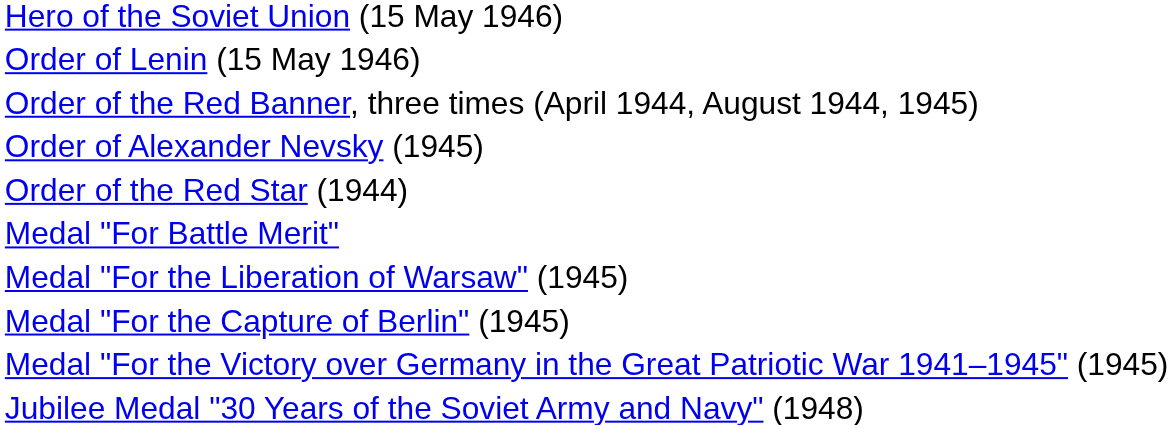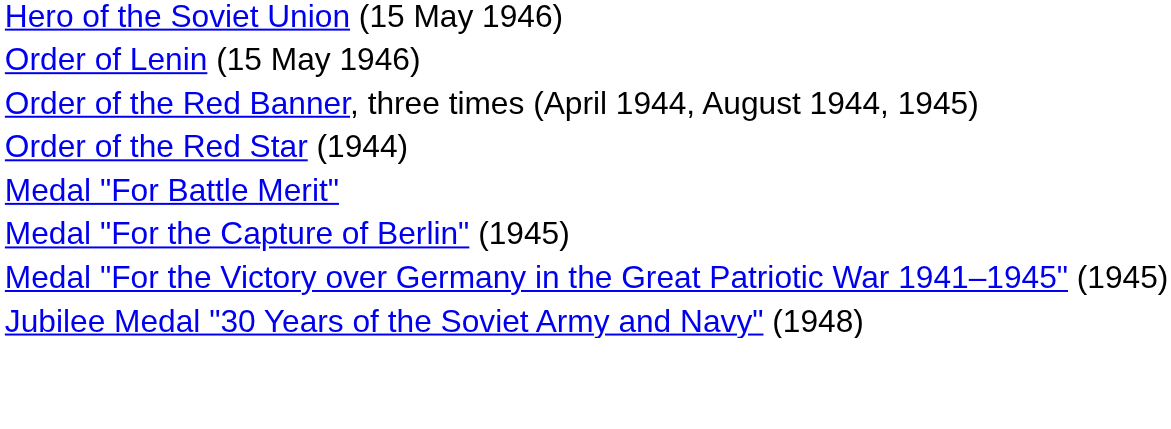- row: (244, 146)
- row: (317, 277)
